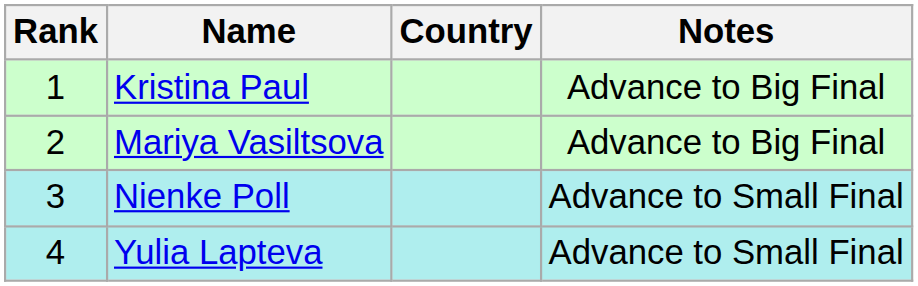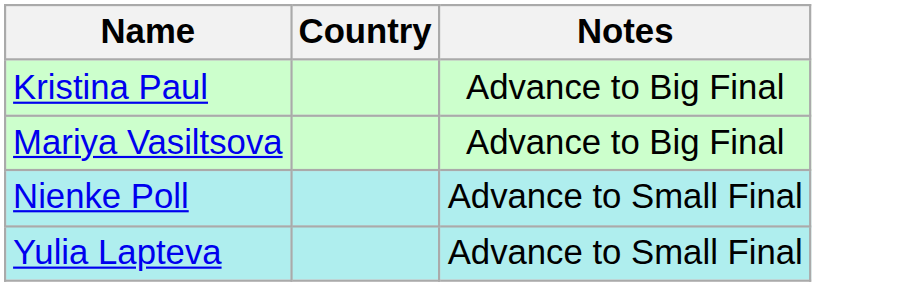- column: (56, 32)
